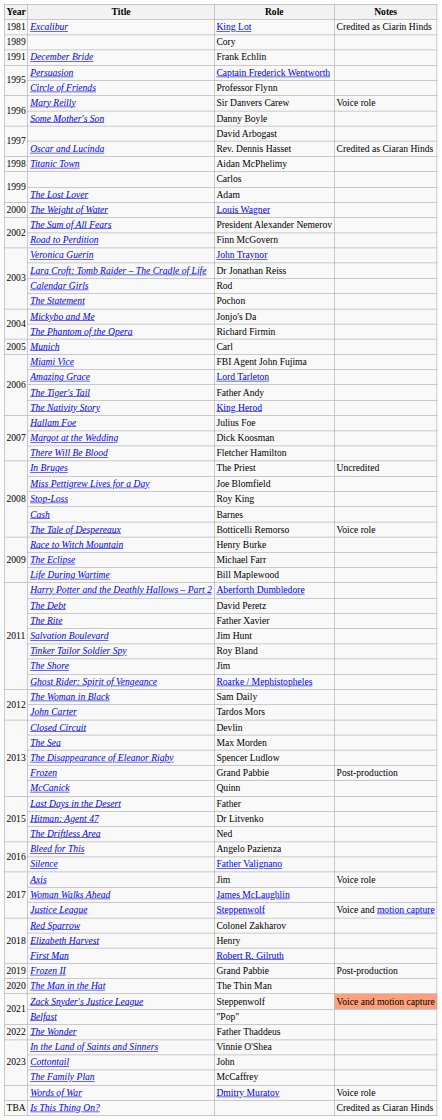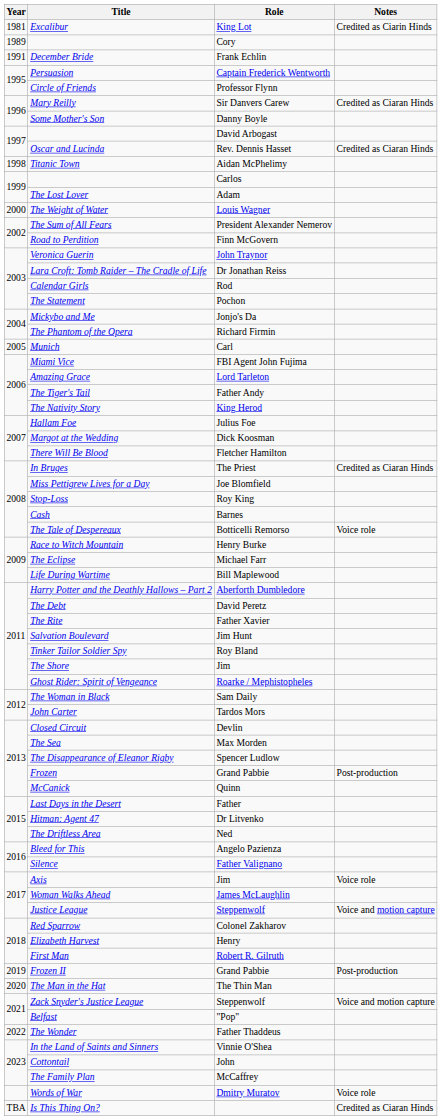(356, 103) Voice role -> (385, 103) Credited as Ciaran Hinds
(358, 468) Uncredited -> (385, 468) Credited as Ciaran Hinds
(386, 1001) lightsalmon background -> (386, 1001) no background
